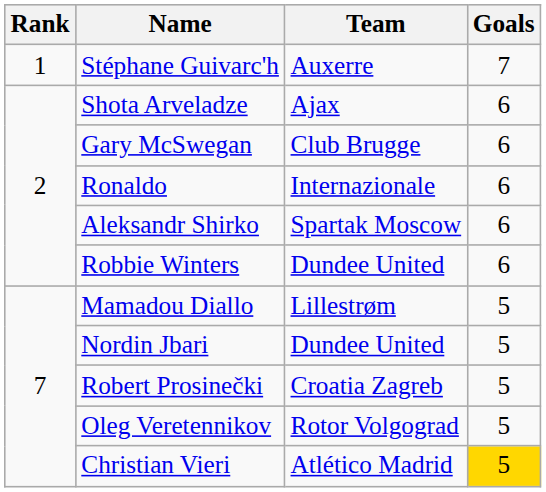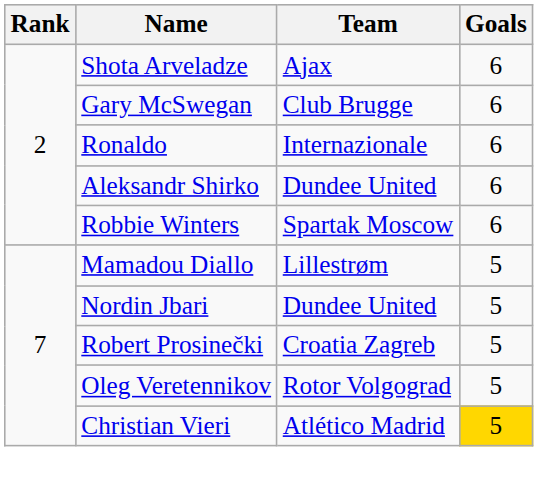- row: (180, 64)
(376, 225) Spartak Moscow -> (360, 184) Dundee United
(367, 265) Dundee United -> (368, 225) Spartak Moscow
